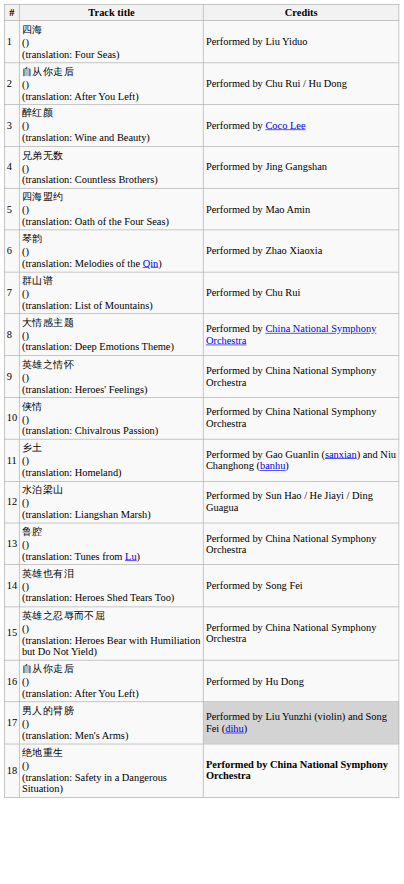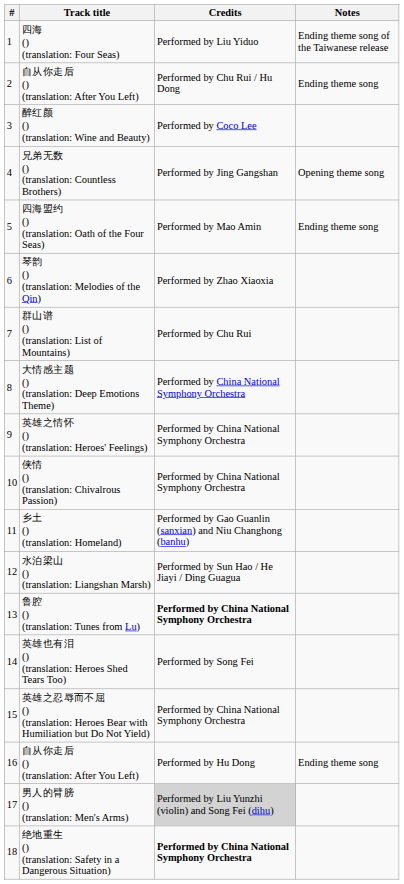+ column: (347, 12)
(291, 544) normal -> (223, 614) bold
